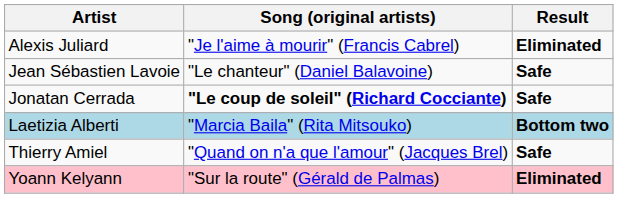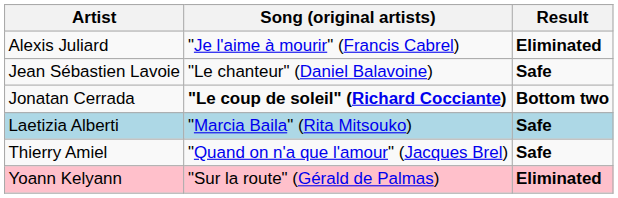(534, 98) Safe -> (563, 98) Bottom two
(563, 125) Bottom two -> (534, 125) Safe
